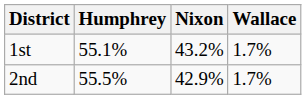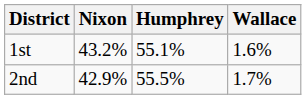columns swapped: (122, 19) <-> (199, 19)
(252, 49) 1.7% -> (252, 49) 1.6%
